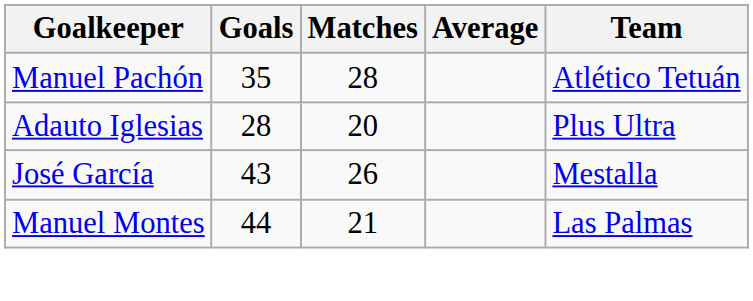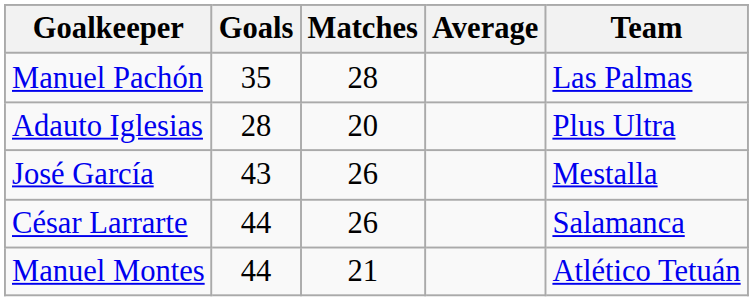(647, 77) Atlético Tetuán -> (622, 77) Las Palmas
+ row: (100, 222)
(622, 222) Las Palmas -> (647, 271) Atlético Tetuán
